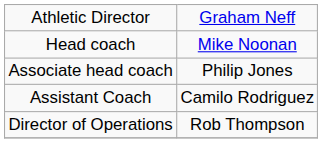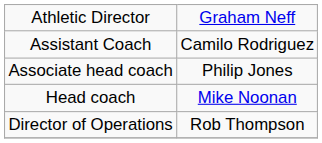rows swapped: (91, 44) <-> (91, 97)
